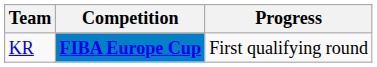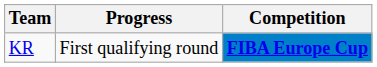columns swapped: (130, 18) <-> (289, 18)
